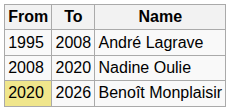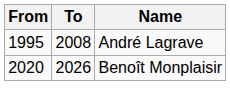- row: (145, 67)
(26, 93) khaki background -> (26, 67) no background
